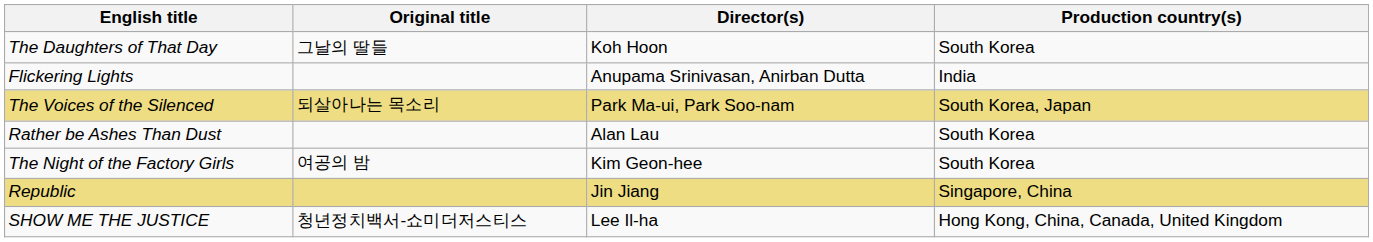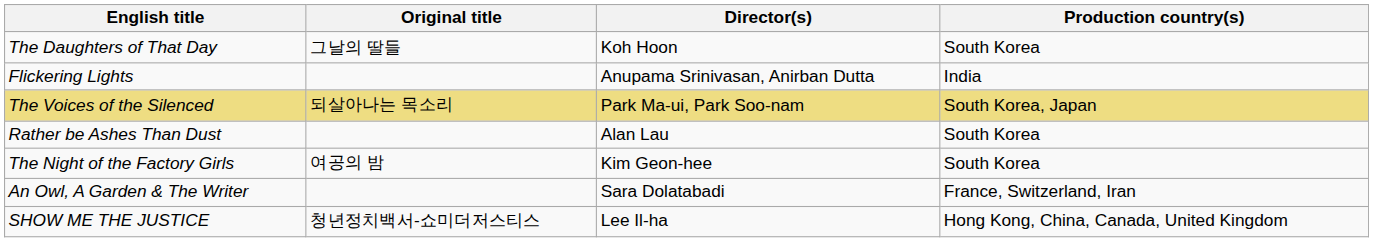+ row: (128, 192)
- row: (42, 192)
